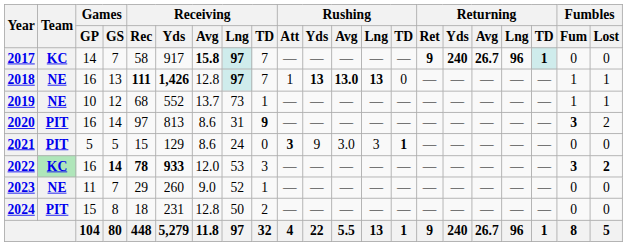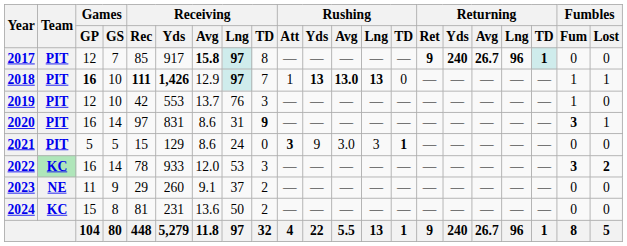(57, 58) KC -> (57, 58) PIT
(89, 58) 14 -> (89, 58) 12
(141, 58) 58 -> (141, 58) 85
(265, 58) 7 -> (265, 58) 8
(57, 79) NE -> (57, 79) PIT
(89, 79) normal -> (89, 79) bold
(115, 79) 13 -> (115, 79) 10
(207, 79) 12.8 -> (207, 79) 12.9
(57, 101) NE -> (57, 101) PIT
(89, 101) 10 -> (89, 101) 12
(115, 101) 12 -> (115, 101) 10
(141, 101) 68 -> (141, 101) 42
(174, 101) 552 -> (174, 101) 553
(237, 101) 73 -> (237, 101) 76
(265, 101) 1 -> (265, 101) 3
(606, 101) 1 -> (606, 101) 0
(174, 123) 813 -> (174, 123) 831
(606, 123) 2 -> (606, 123) 1
(115, 166) bold -> (115, 166) normal
(141, 166) bold -> (141, 166) normal
(174, 166) bold -> (174, 166) normal
(115, 187) 7 -> (115, 187) 9
(207, 187) 9.0 -> (207, 187) 9.1
(237, 187) 52 -> (237, 187) 37
(265, 187) 1 -> (265, 187) 2
(57, 209) PIT -> (57, 209) KC
(141, 209) 18 -> (141, 209) 81
(207, 209) 12.8 -> (207, 209) 13.6
